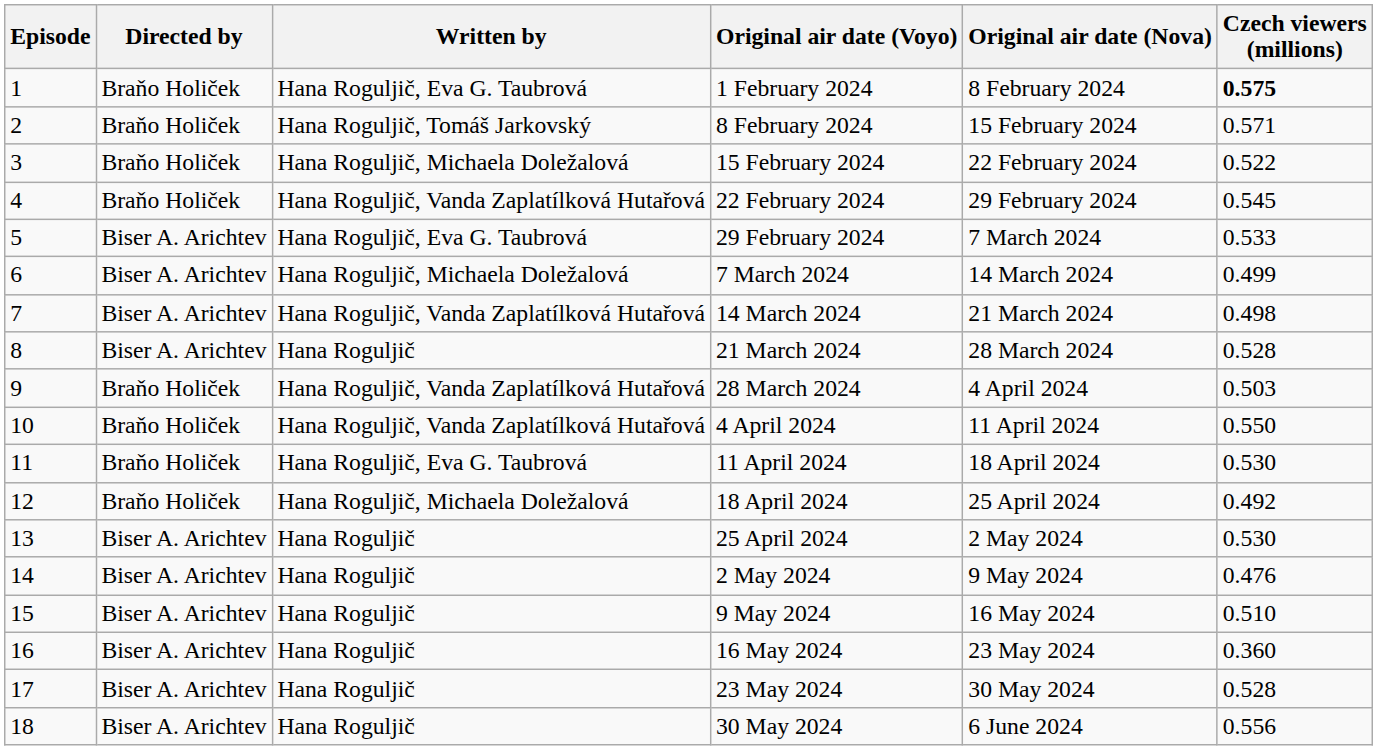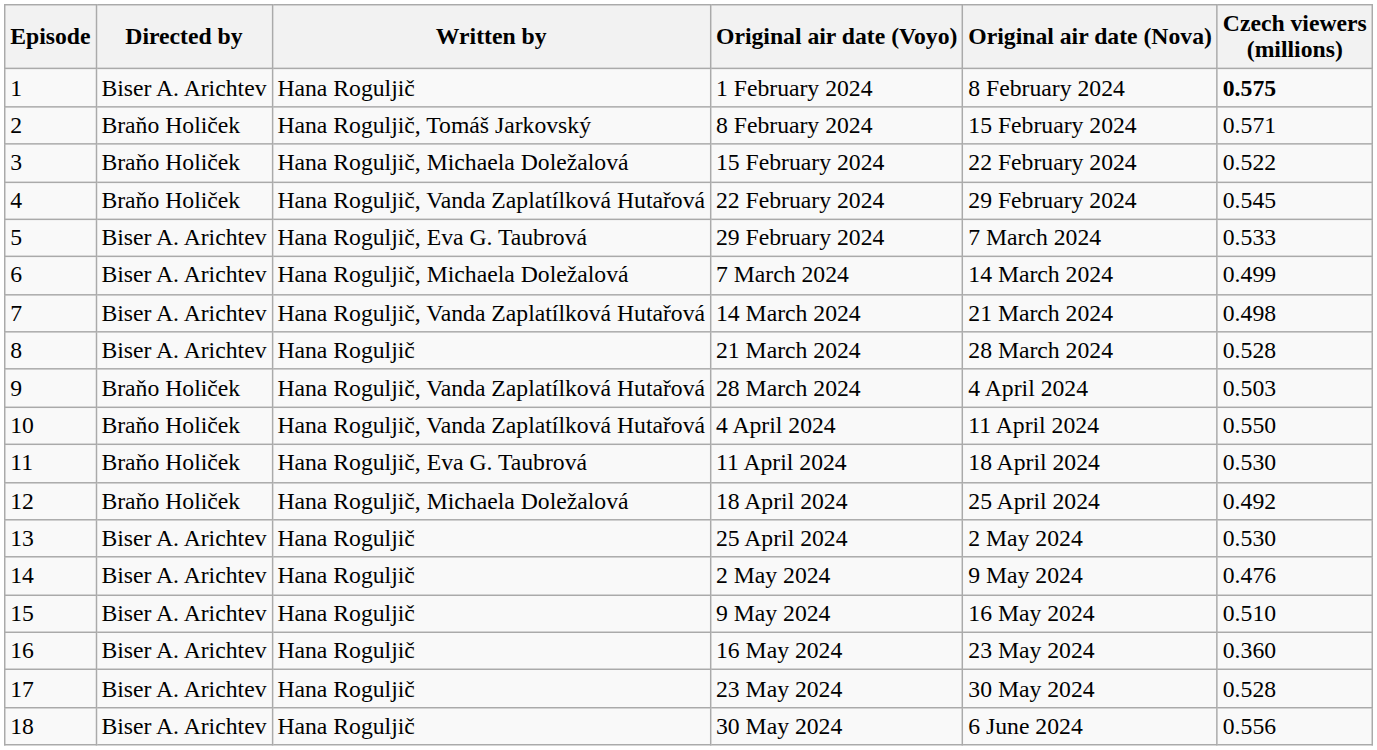(171, 87) Braňo Holiček -> (184, 87) Biser A. Arichtev
(432, 87) Hana Roguljič, Eva G. Taubrová -> (346, 87) Hana Roguljič
